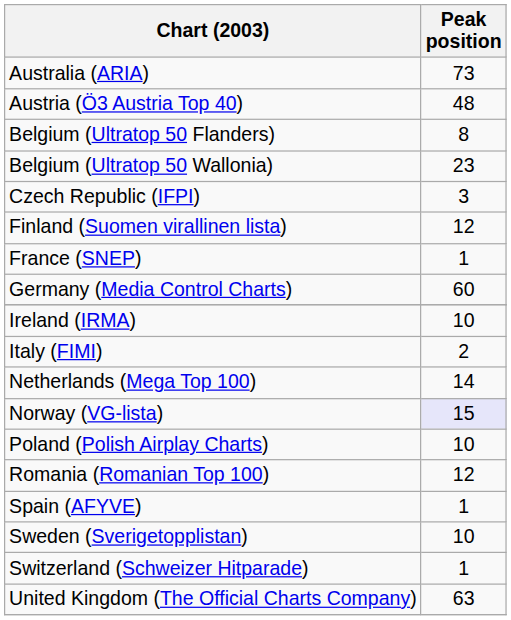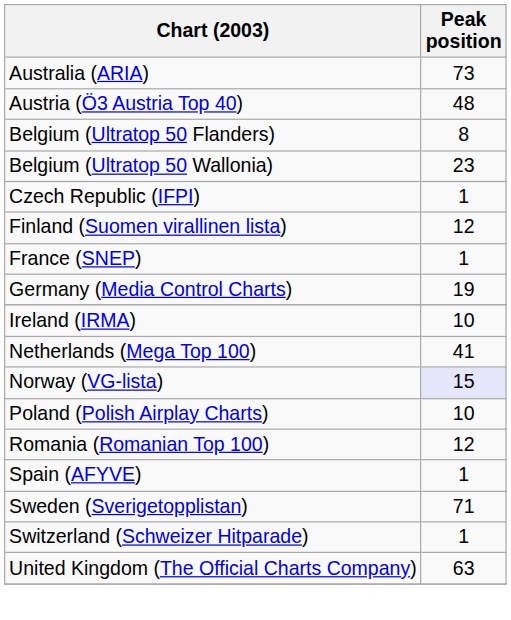(464, 196) 3 -> (464, 196) 1
(464, 289) 60 -> (464, 289) 19
- row: (56, 351)
(464, 382) 14 -> (464, 351) 41
(464, 537) 10 -> (464, 506) 71
